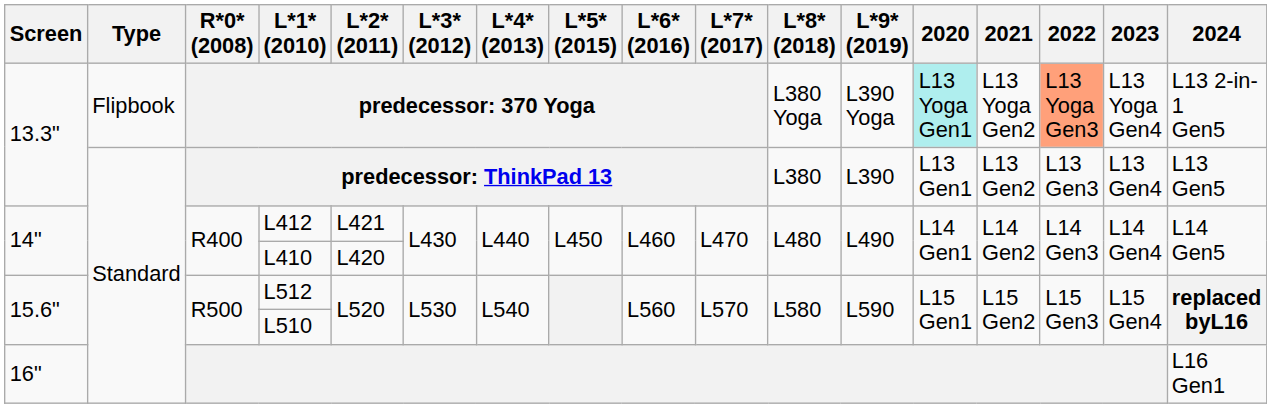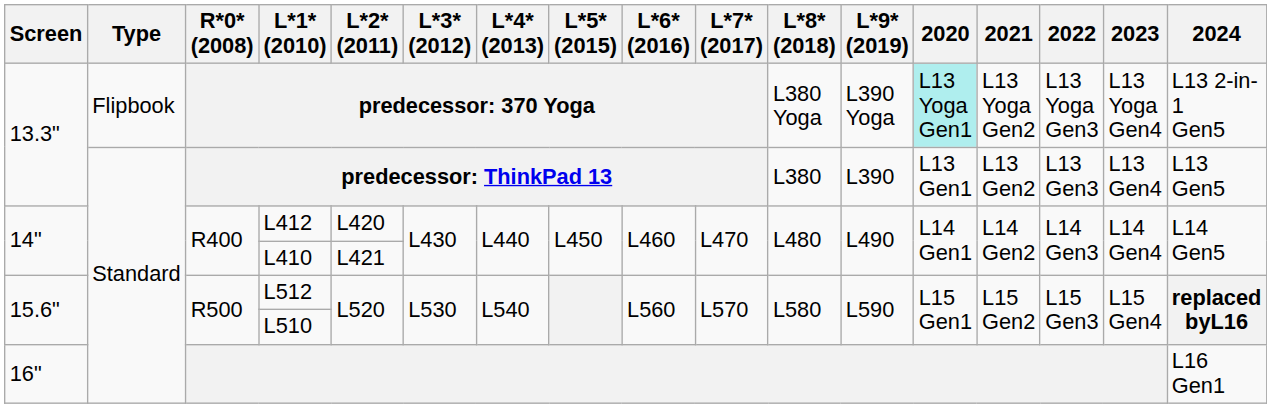(1072, 105) lightsalmon background -> (1072, 105) no background
(361, 223) L421 -> (361, 223) L420
(361, 257) L420 -> (361, 257) L421
